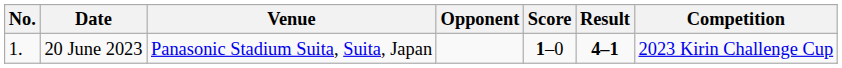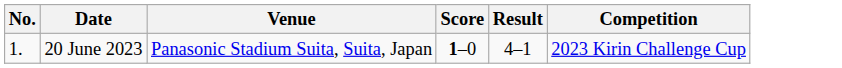- column: (480, 19)
(605, 48) bold -> (518, 48) normal
